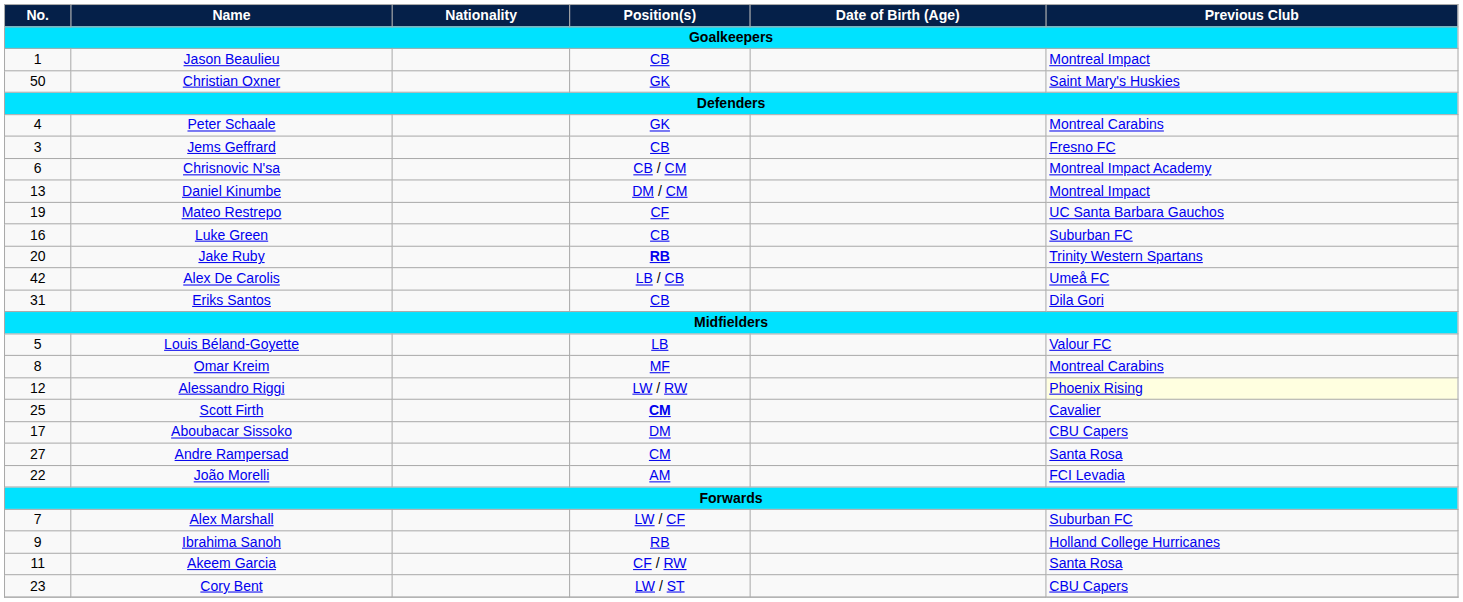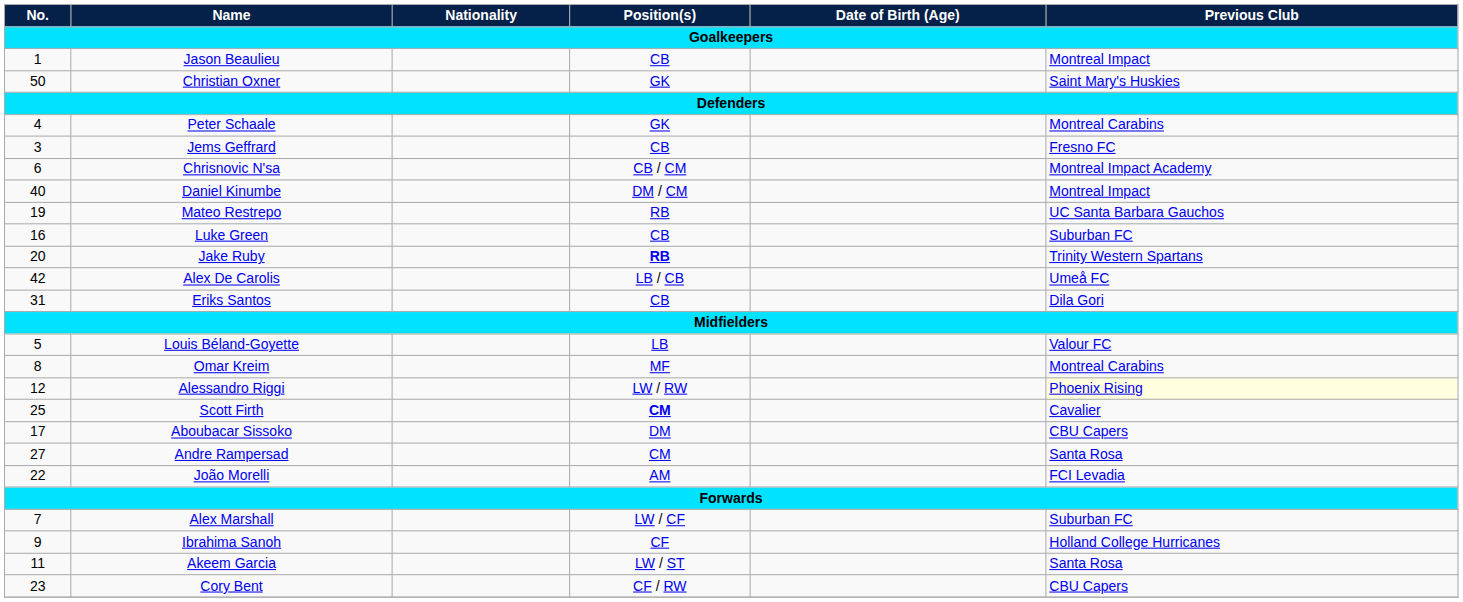(38, 191) 13 -> (38, 191) 40
(660, 213) CF -> (660, 213) RB
(660, 542) RB -> (660, 542) CF
(660, 563) CF / RW -> (660, 563) LW / ST
(660, 585) LW / ST -> (660, 585) CF / RW
